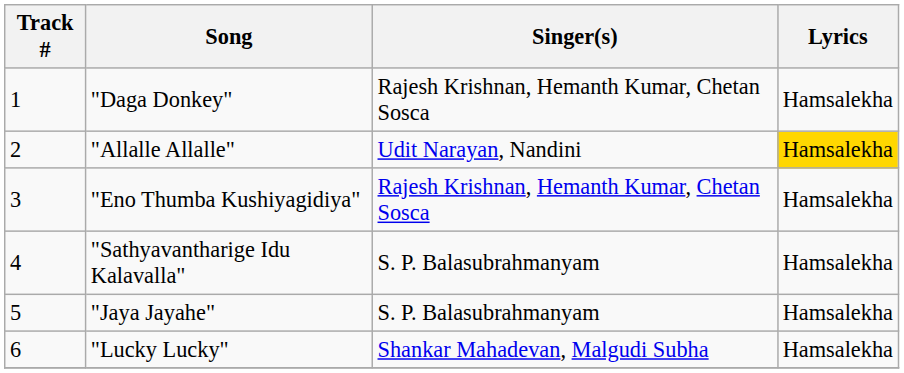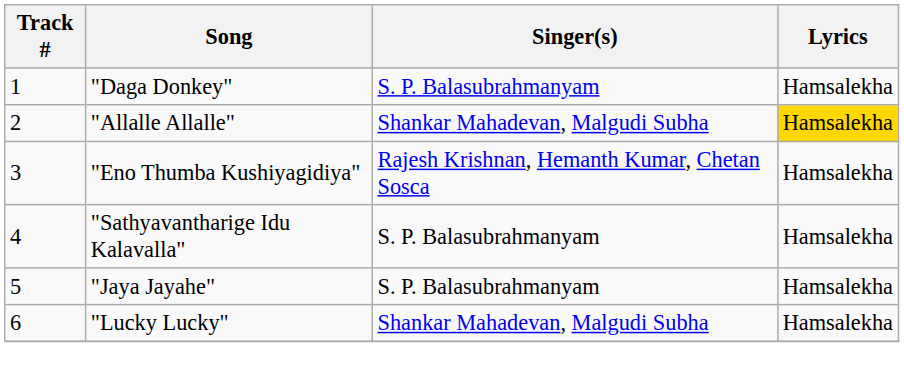(569, 99) Rajesh Krishnan, Hemanth Kumar, Chetan Sosca -> (489, 86) S. P. Balasubrahmanyam
(480, 149) Udit Narayan, Nandini -> (543, 123) Shankar Mahadevan, Malgudi Subha
